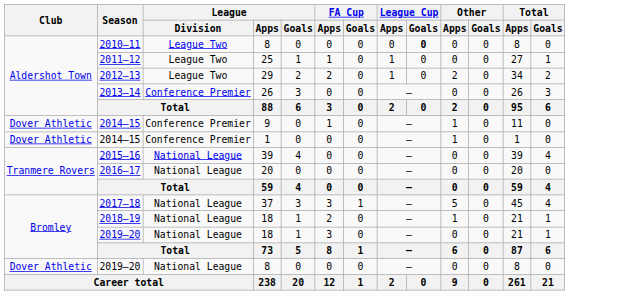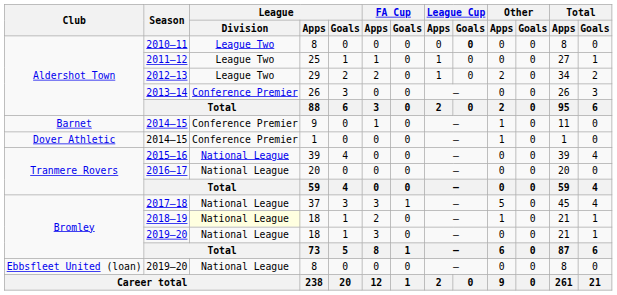(51, 124) Dover Athletic -> (74, 124) Barnet
(198, 219) no background -> (245, 219) lightyellow background
(51, 267) Dover Athletic -> (74, 267) Ebbsfleet United (loan)
